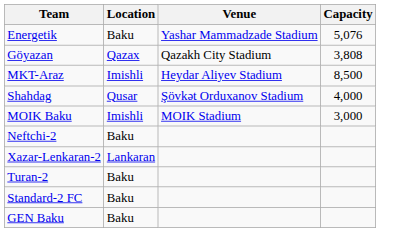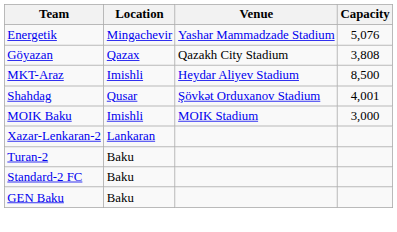(120, 34) Baku -> (139, 34) Mingachevir
(348, 95) 4,000 -> (365, 95) 4,001
- row: (32, 136)
